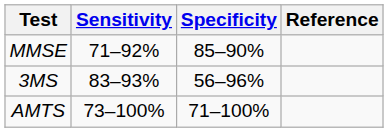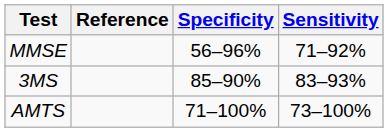columns swapped: (124, 19) <-> (332, 19)
(229, 50) 85–90% -> (226, 50) 56–96%
(229, 80) 56–96% -> (226, 80) 85–90%
